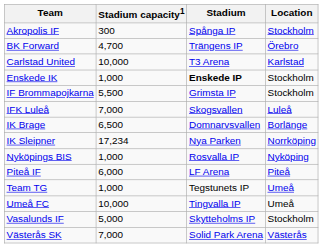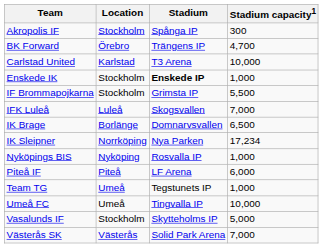columns swapped: (292, 13) <-> (141, 13)
